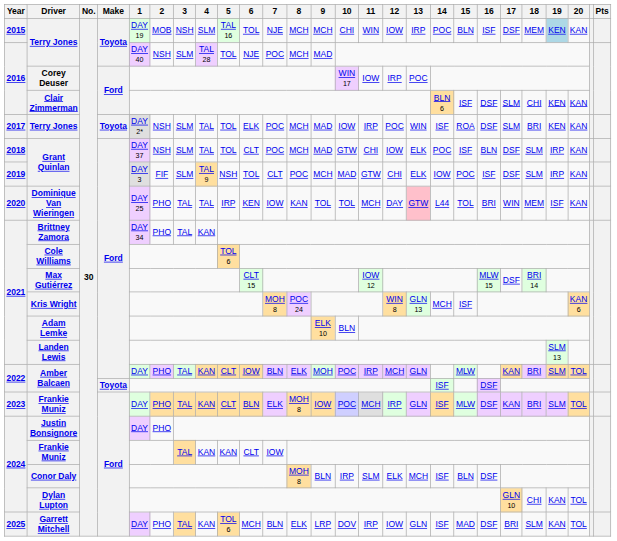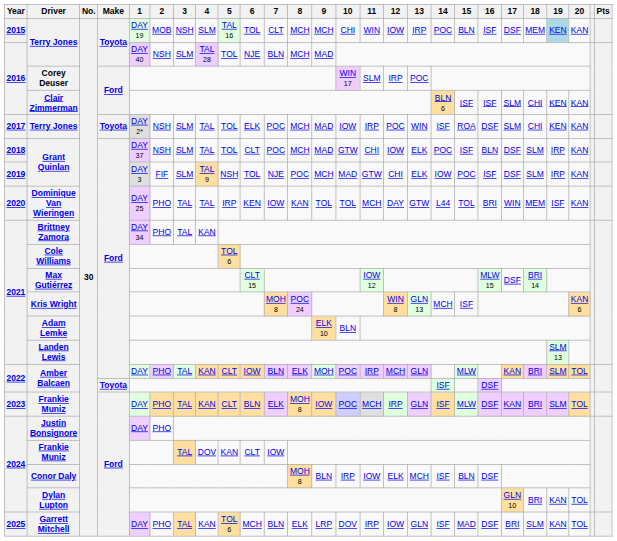(275, 30) NJE -> (276, 30) CLT
(275, 54) POC -> (276, 54) BLN
(371, 78) IOW -> (372, 78) SLM
(489, 102) DSF -> (490, 102) ISF
(534, 126) BRI -> (535, 126) CHI
(275, 174) CLT -> (276, 174) NJE
(418, 203) pink background -> (419, 203) no background
(207, 452) KAN -> (207, 452) DOV
(371, 476) SLM -> (372, 476) IOW
(534, 500) CHI -> (535, 500) BRI
